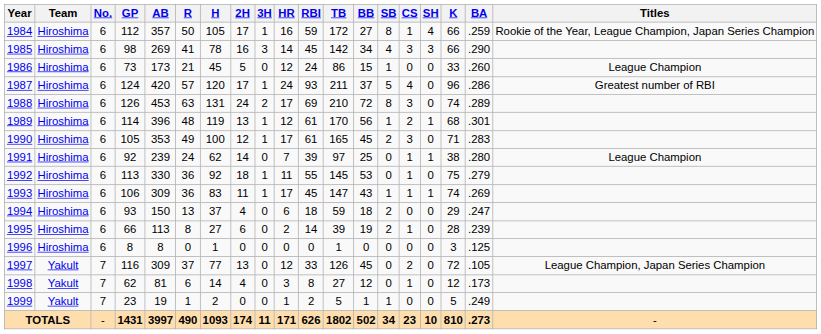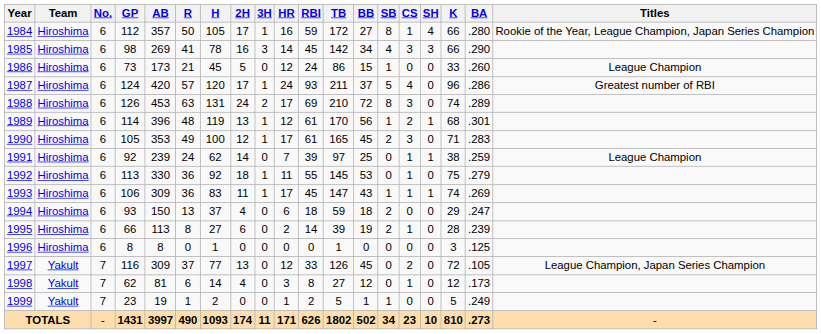(479, 31) .259 -> (479, 31) .280
(479, 157) .280 -> (479, 157) .259
